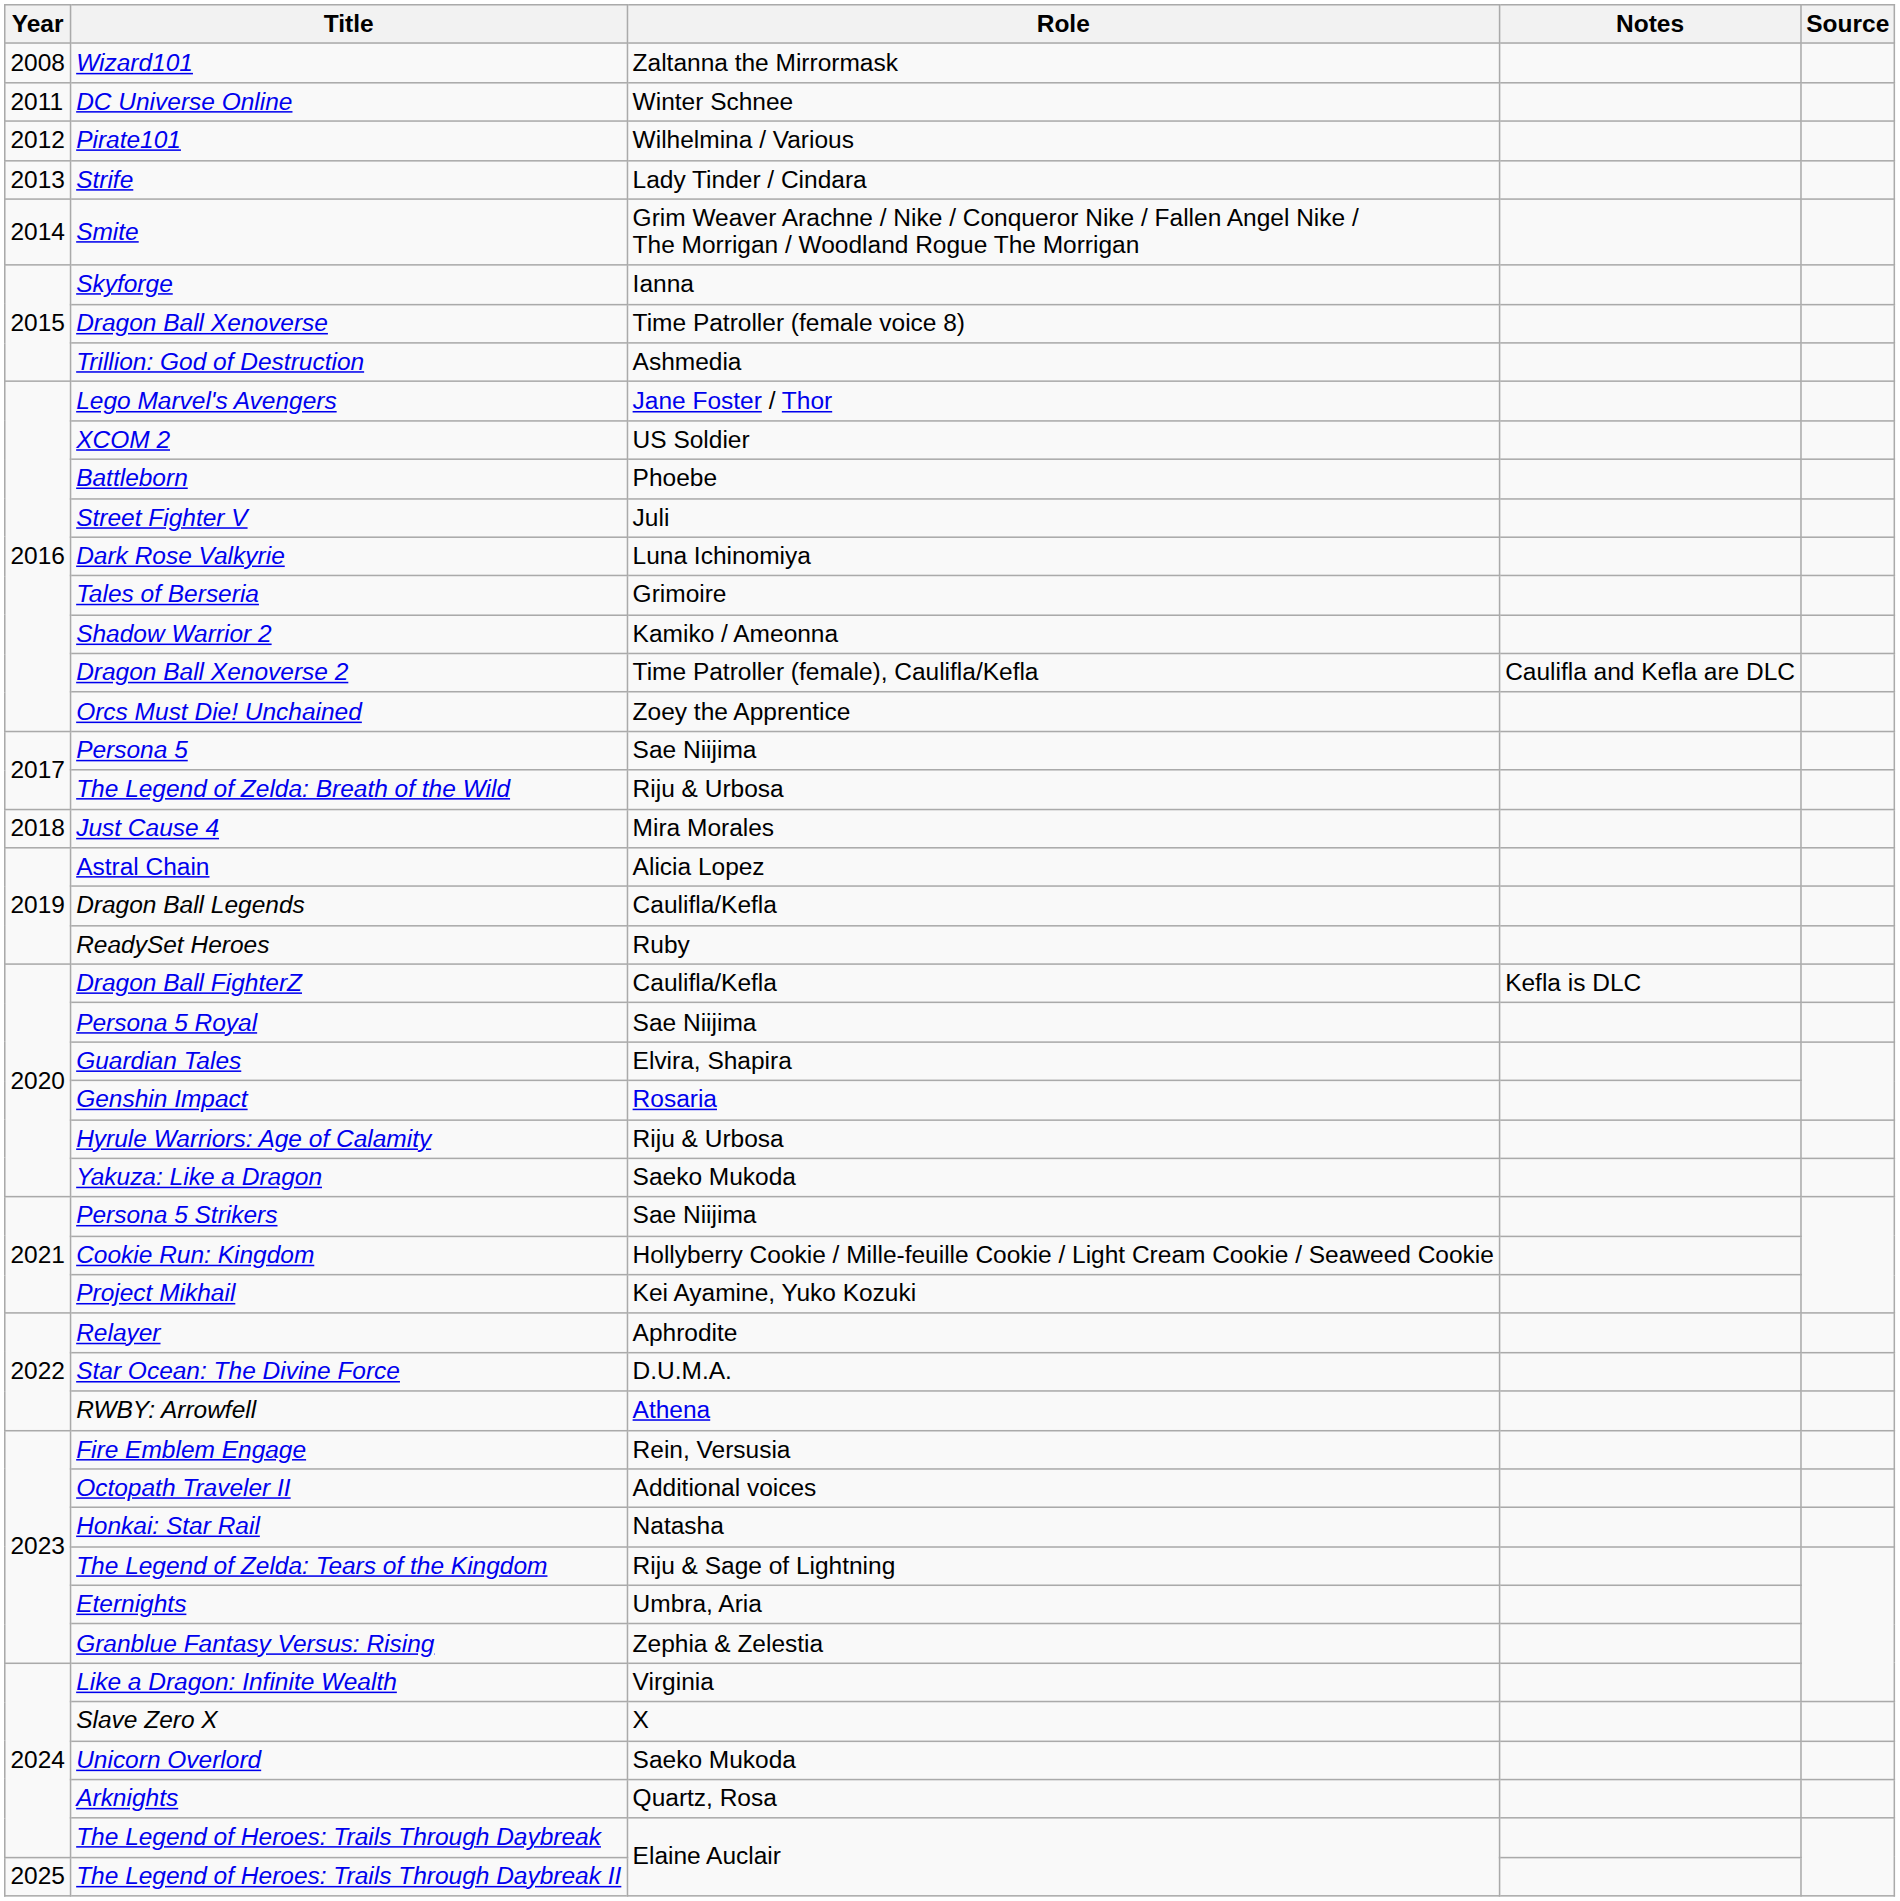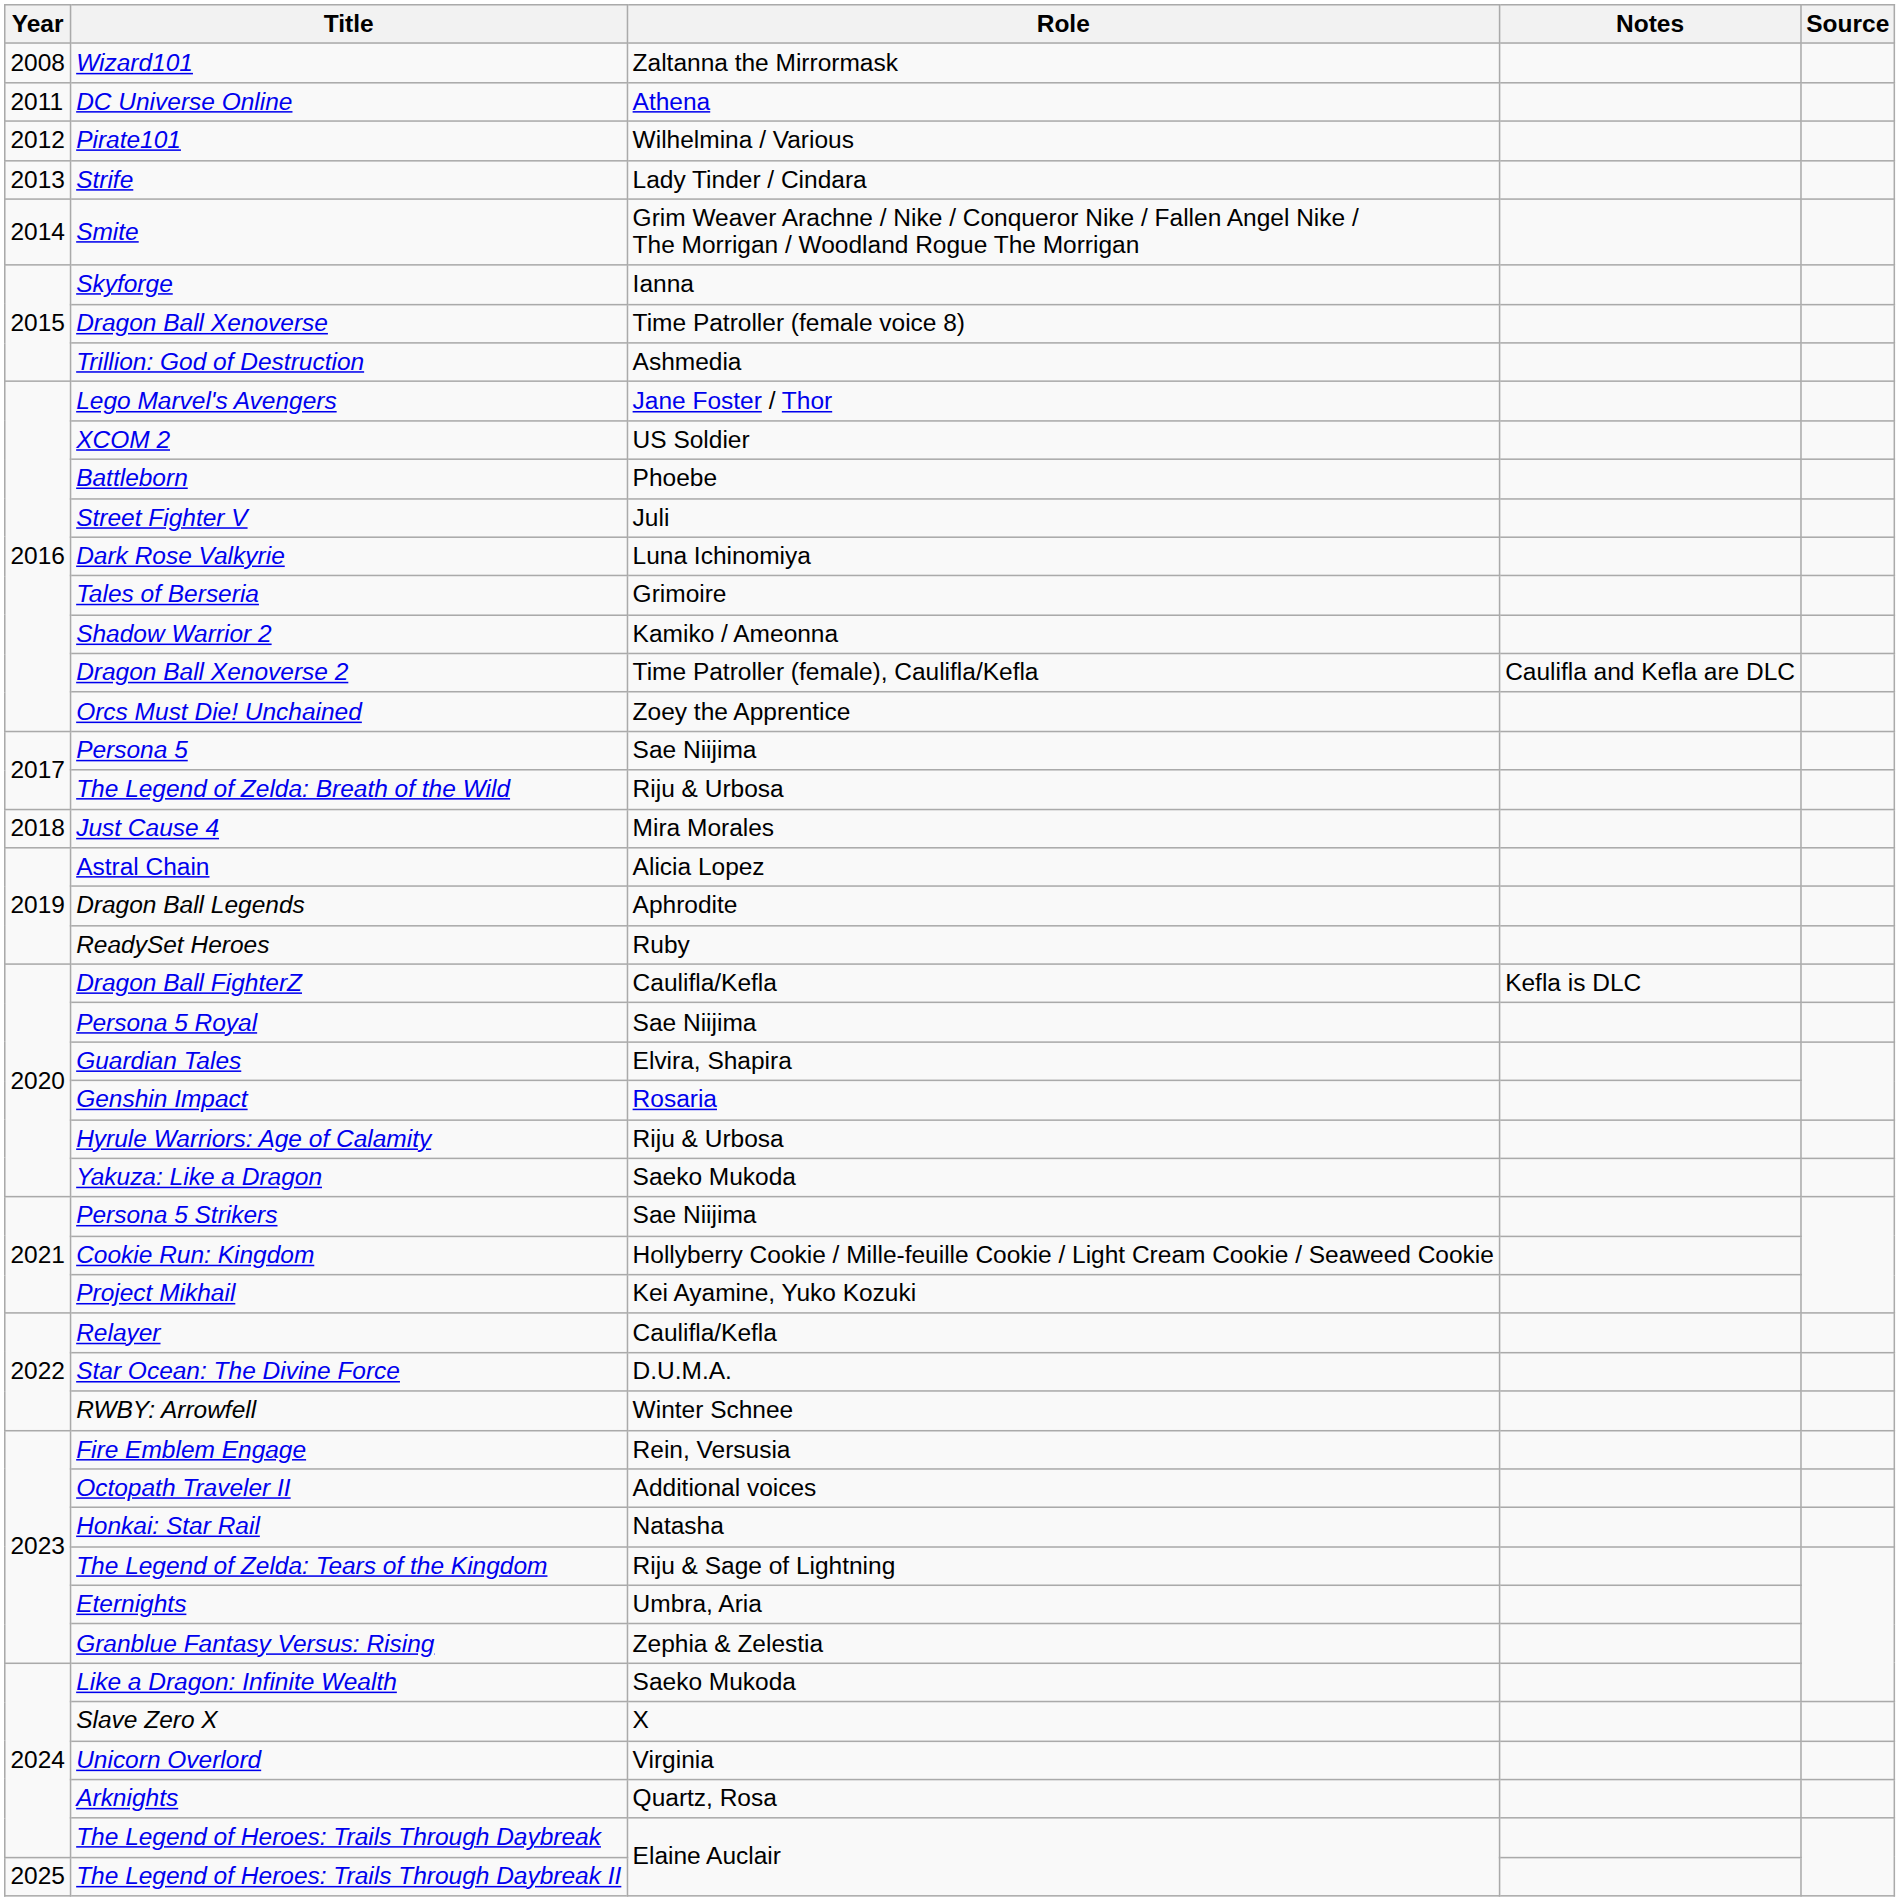(713, 101) Winter Schnee -> (671, 101) Athena
(705, 905) Caulifla/Kefla -> (685, 905) Aphrodite
(685, 1332) Aphrodite -> (705, 1332) Caulifla/Kefla
(671, 1410) Athena -> (713, 1410) Winter Schnee
(673, 1682) Virginia -> (714, 1682) Saeko Mukoda
(714, 1759) Saeko Mukoda -> (673, 1759) Virginia
